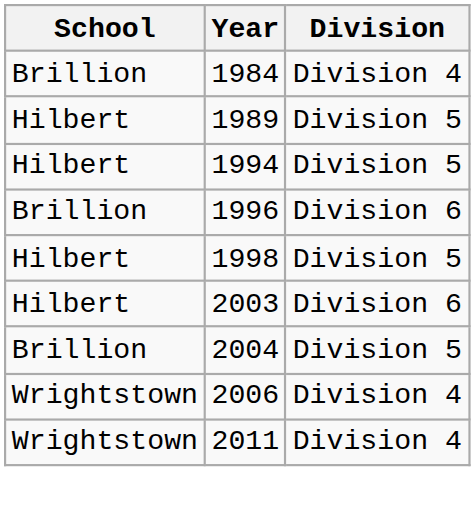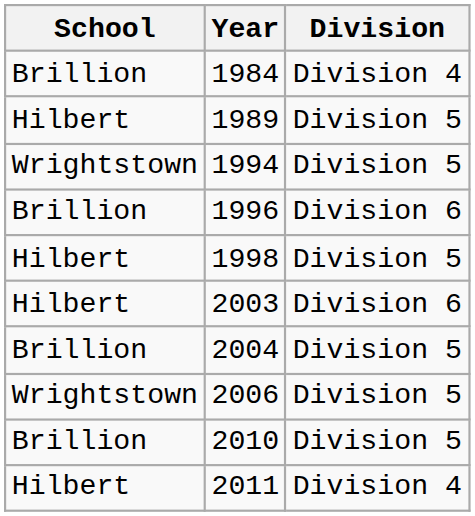(71, 166) Hilbert -> (105, 166) Wrightstown
(377, 396) Division 4 -> (377, 396) Division 5
+ row: (245, 442)
(105, 442) Wrightstown -> (71, 488) Hilbert
